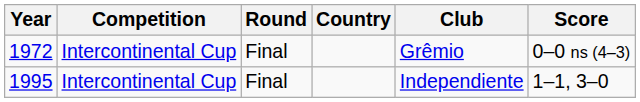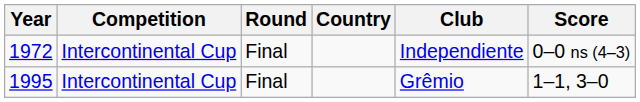(432, 50) Grêmio -> (462, 50) Independiente
(462, 81) Independiente -> (432, 81) Grêmio
